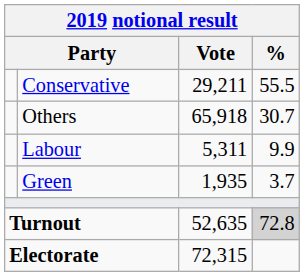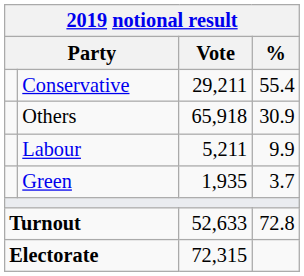(277, 85) 55.5 -> (277, 85) 55.4
(277, 117) 30.7 -> (277, 117) 30.9
(225, 149) 5,311 -> (225, 149) 5,211
(219, 223) 52,635 -> (219, 223) 52,633
(277, 223) lightgrey background -> (277, 223) no background
